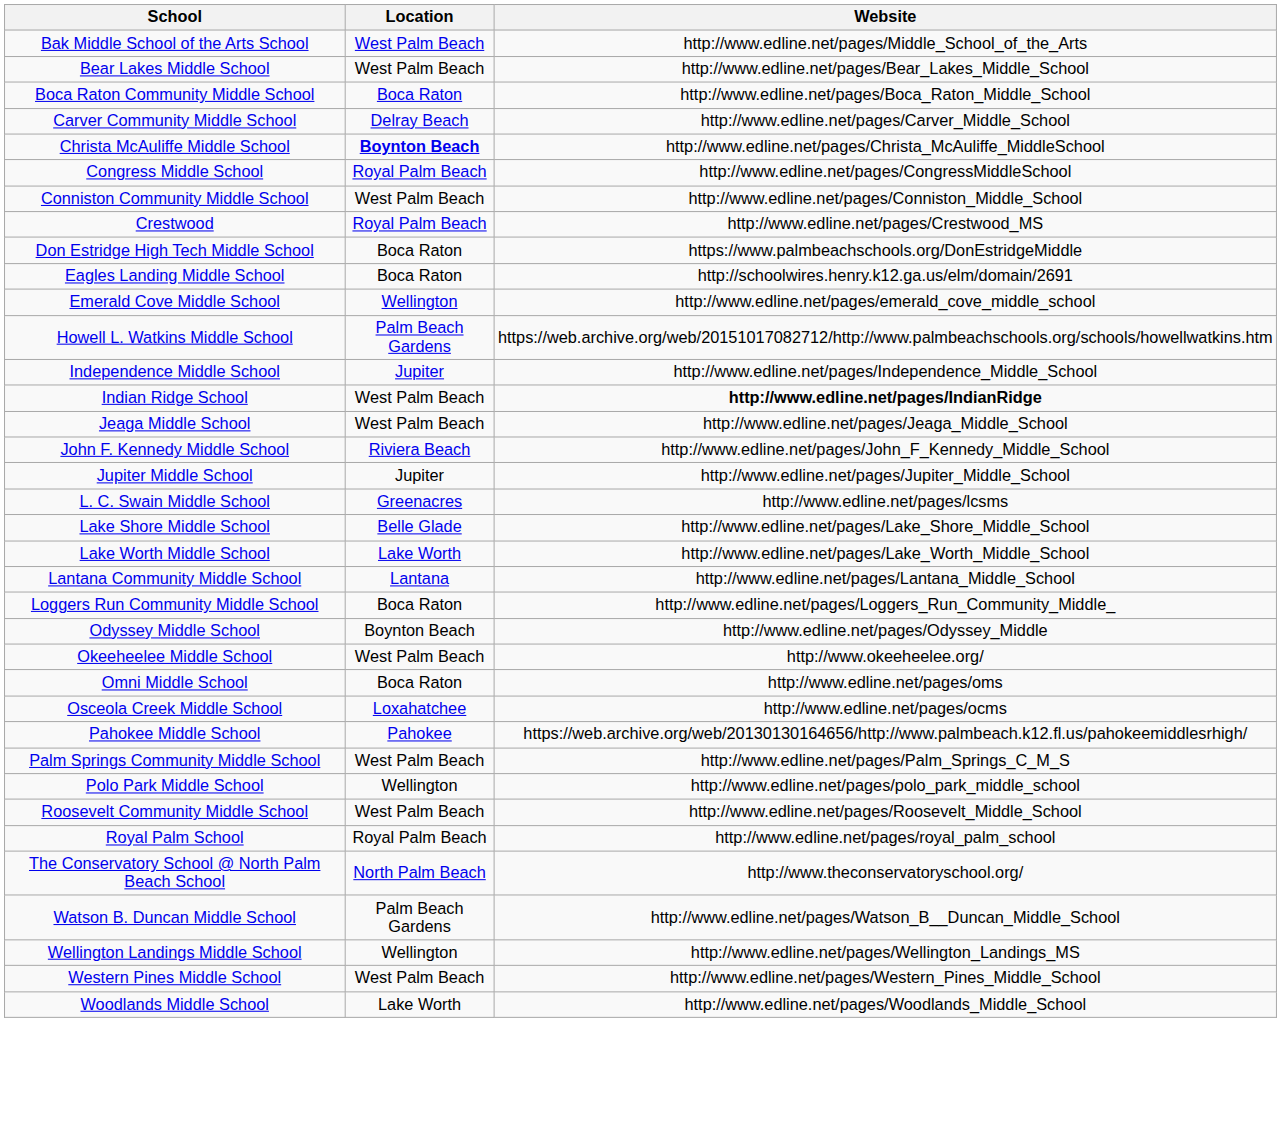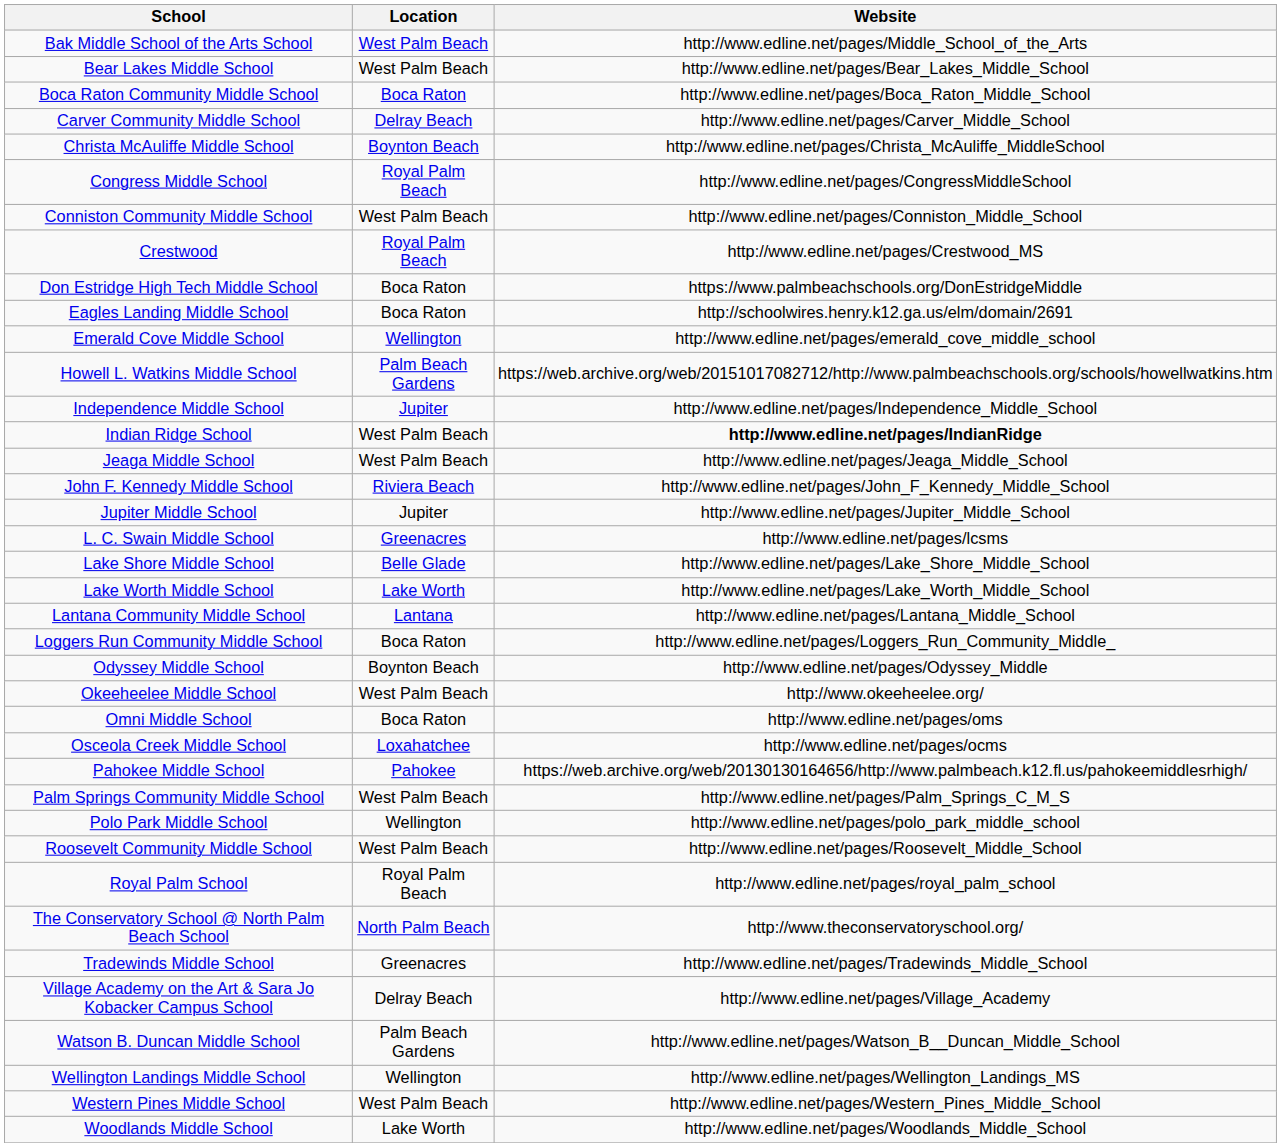(420, 146) bold -> (423, 146) normal
+ row: (179, 963)
+ row: (179, 998)
